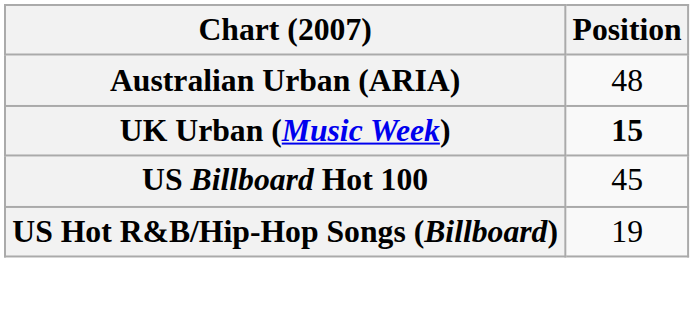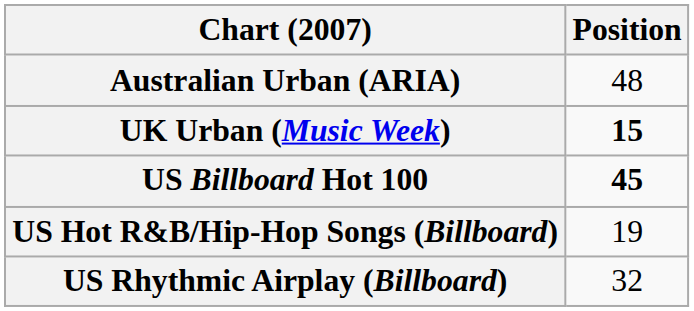(627, 180) normal -> (627, 180) bold
+ row: (285, 280)
